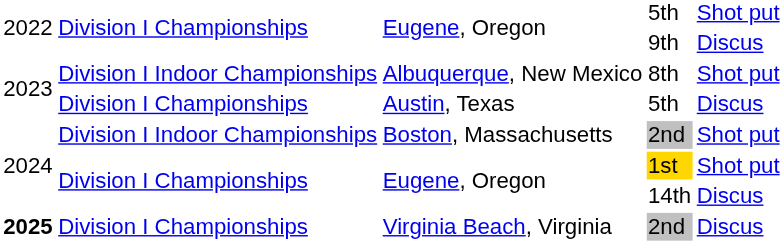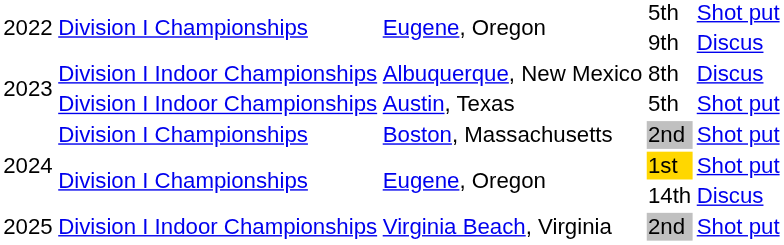(738, 73) Shot put -> (730, 73) Discus
(183, 104) Division I Championships -> (218, 104) Division I Indoor Championships
(730, 104) Discus -> (738, 104) Shot put
(218, 134) Division I Indoor Championships -> (183, 134) Division I Championships
(28, 226) bold -> (28, 226) normal
(183, 226) Division I Championships -> (218, 226) Division I Indoor Championships
(730, 226) Discus -> (738, 226) Shot put
